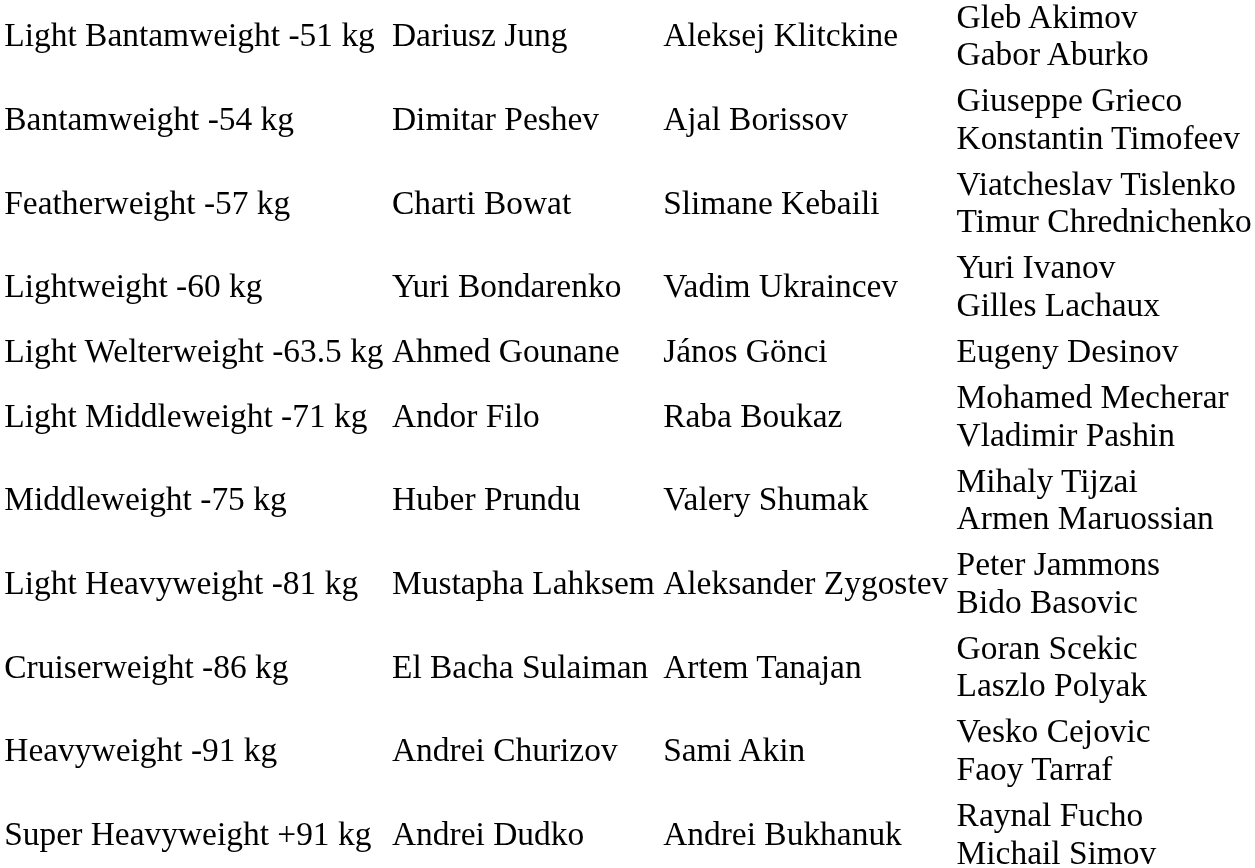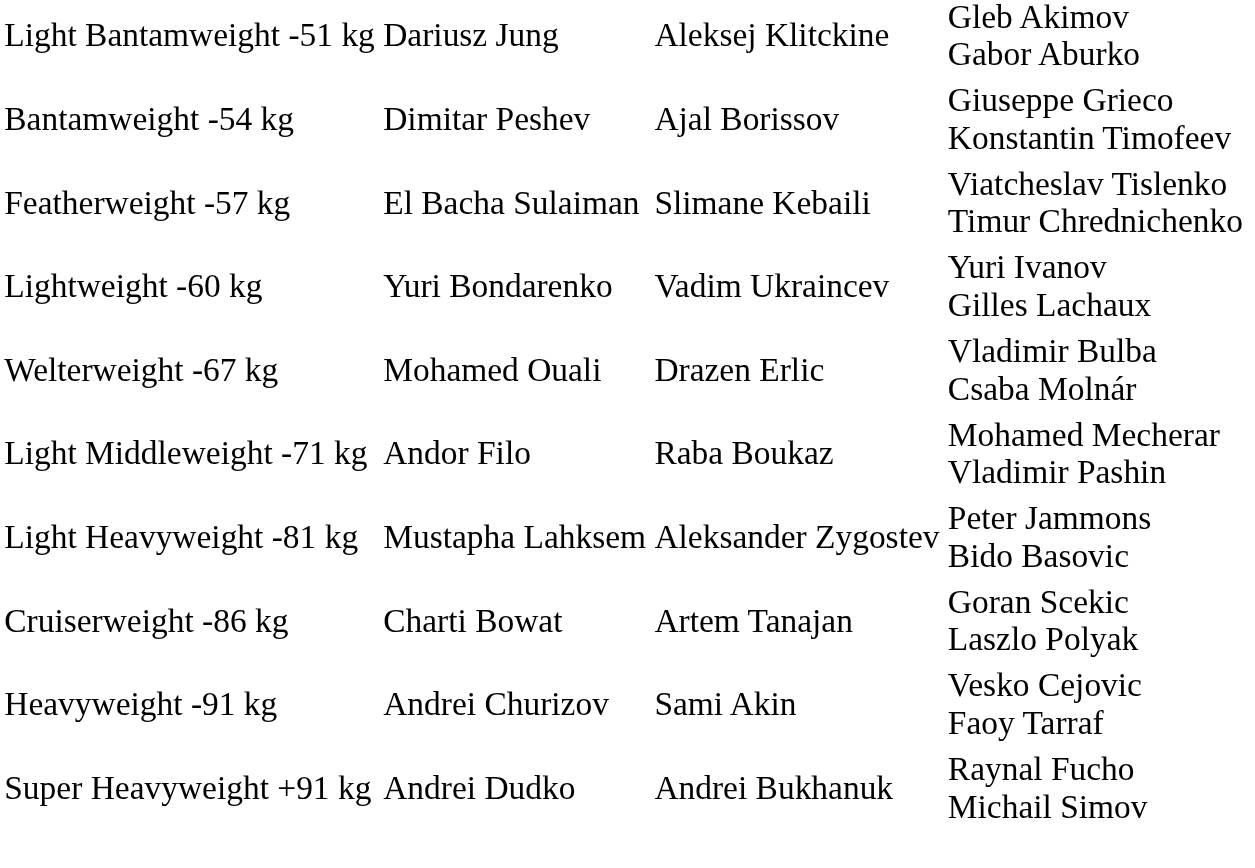(482, 202) Charti Bowat -> (511, 202) El Bacha Sulaiman
- row: (194, 350)
+ row: (141, 369)
- row: (145, 499)
(520, 666) El Bacha Sulaiman -> (473, 620) Charti Bowat
